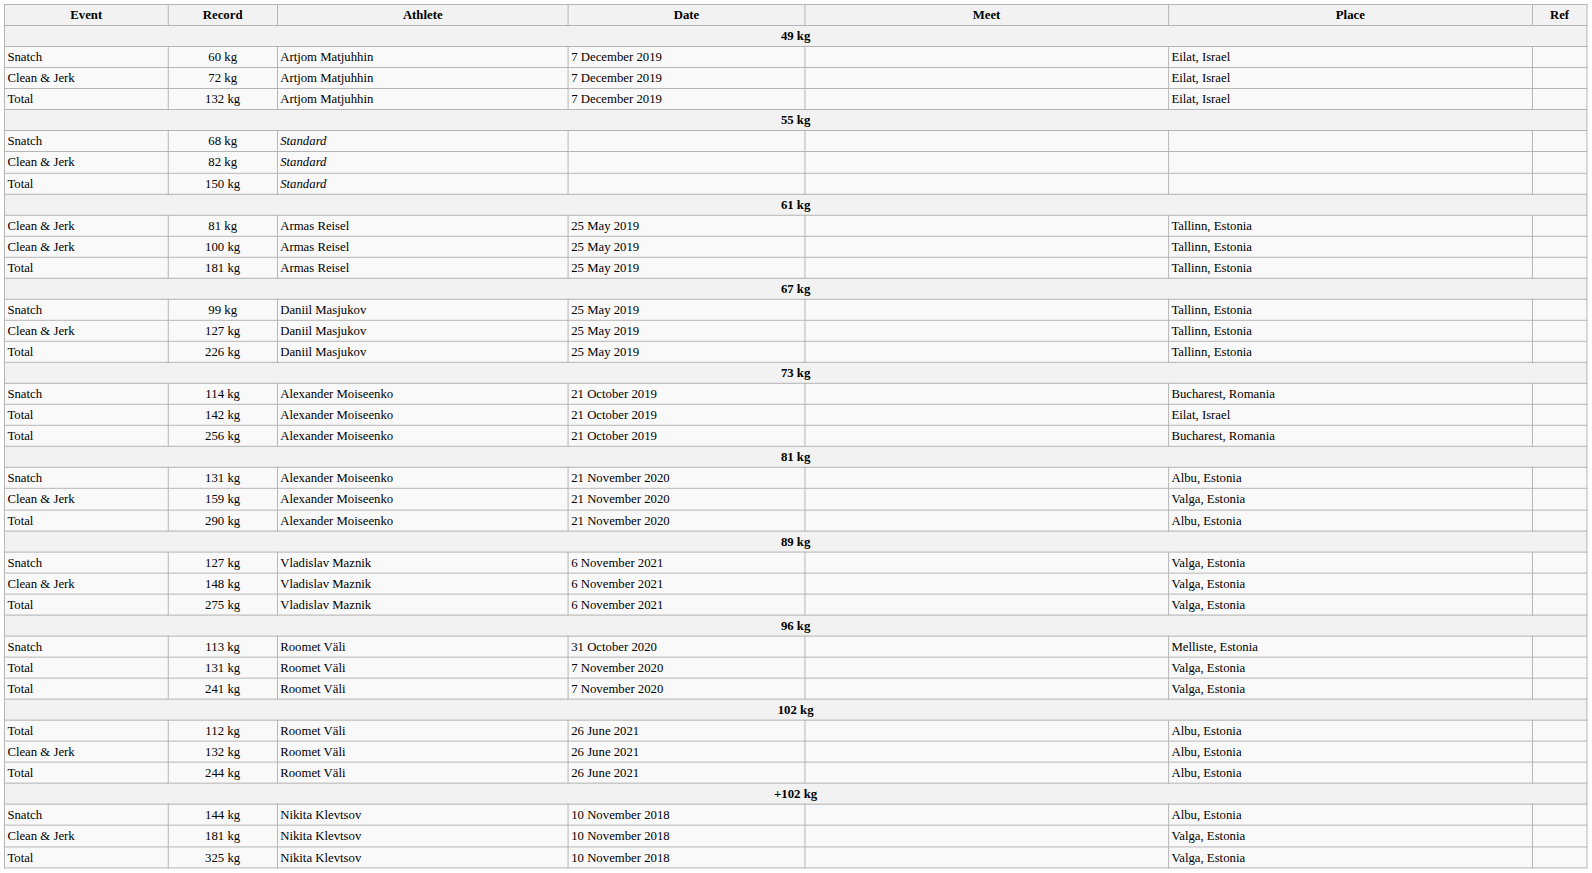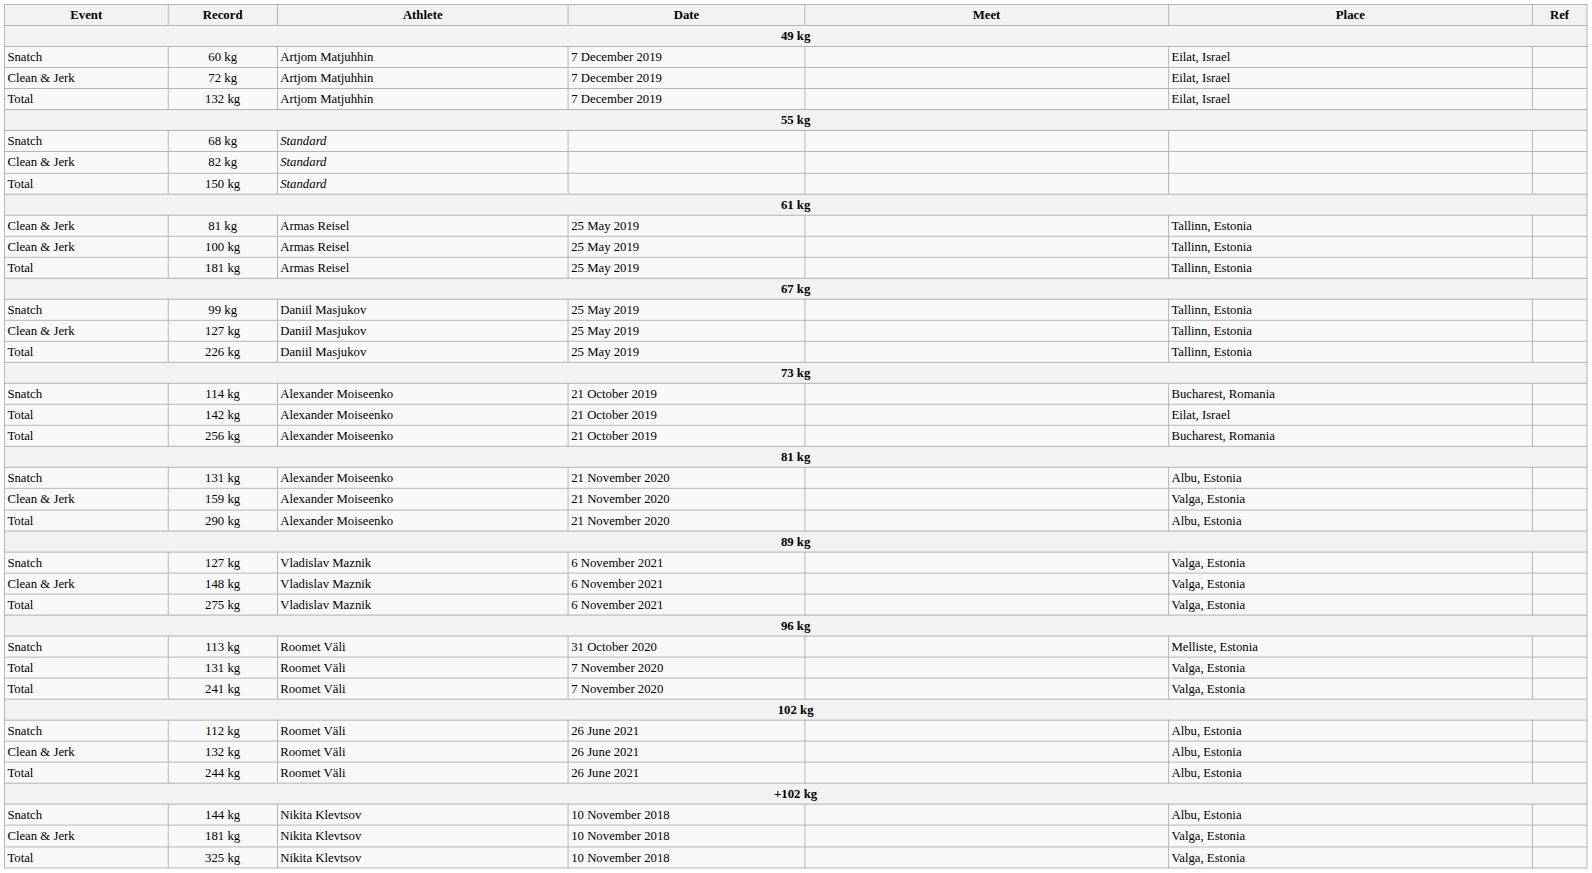(20, 730) Total -> (25, 730) Snatch
